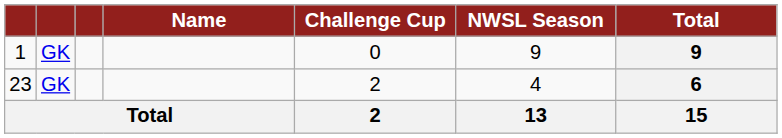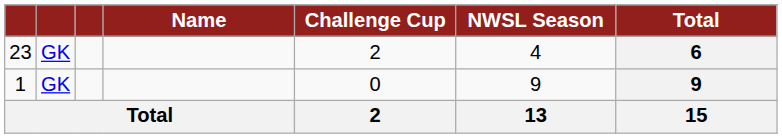rows swapped: (20, 52) <-> (20, 84)
